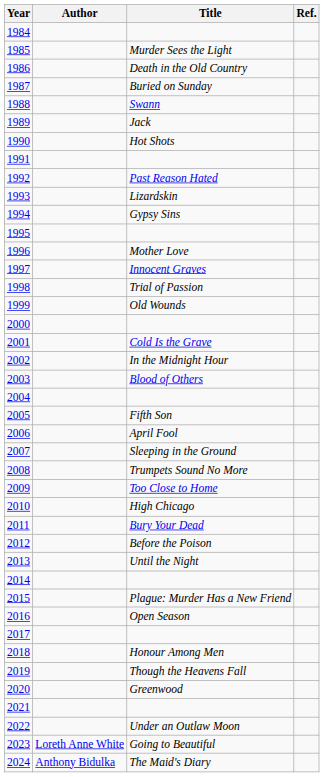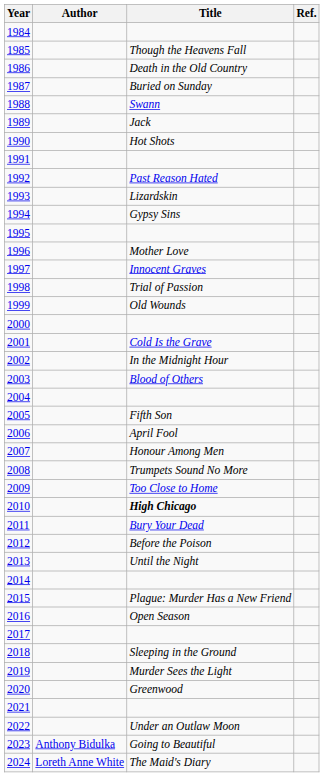(181, 50) Murder Sees the Light -> (188, 50) Though the Heavens Fall
(183, 452) Sleeping in the Ground -> (177, 452) Honour Among Men
(162, 506) normal -> (163, 506) bold
(177, 653) Honour Among Men -> (183, 653) Sleeping in the Ground
(188, 671) Though the Heavens Fall -> (181, 671) Murder Sees the Light
(80, 744) Loreth Anne White -> (75, 744) Anthony Bidulka
(75, 762) Anthony Bidulka -> (80, 762) Loreth Anne White
